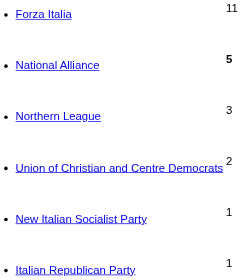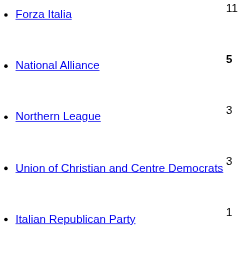(232, 162) 2 -> (232, 162) 3
- row: (105, 219)
